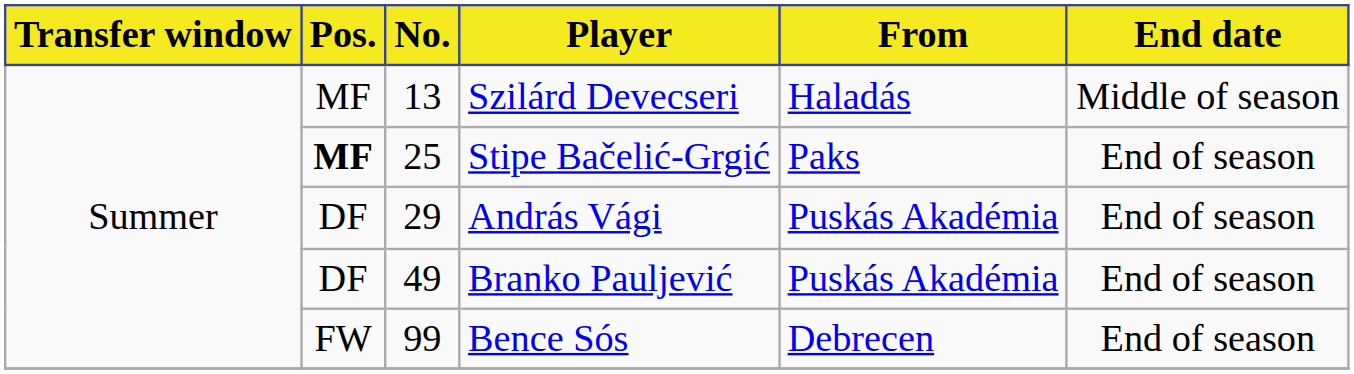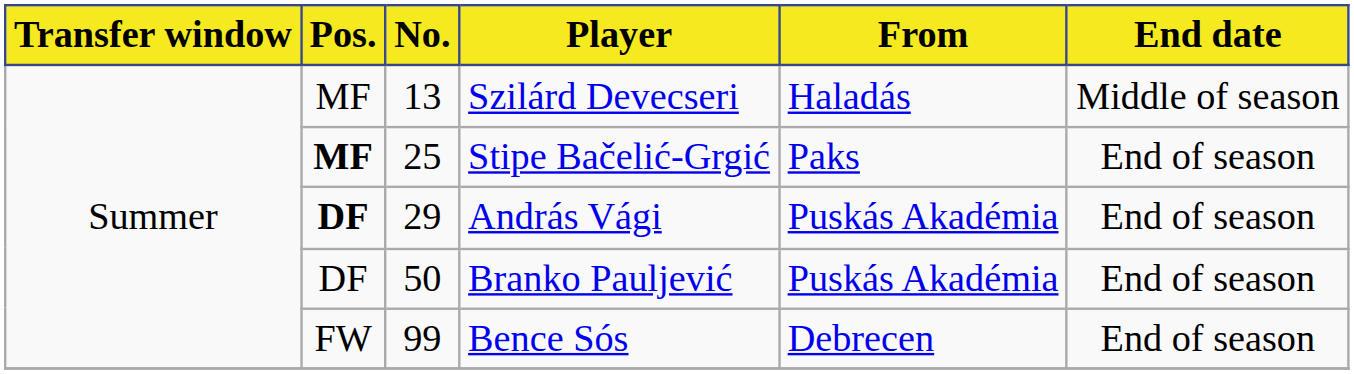(343, 216) normal -> (343, 216) bold
(422, 277) 49 -> (422, 277) 50
